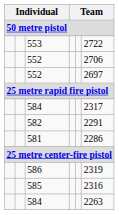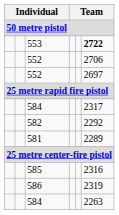(93, 44) normal -> (93, 44) bold
(93, 123) 2291 -> (93, 123) 2292
(93, 138) 2286 -> (93, 138) 2289
rows swapped: (10, 170) <-> (10, 186)
